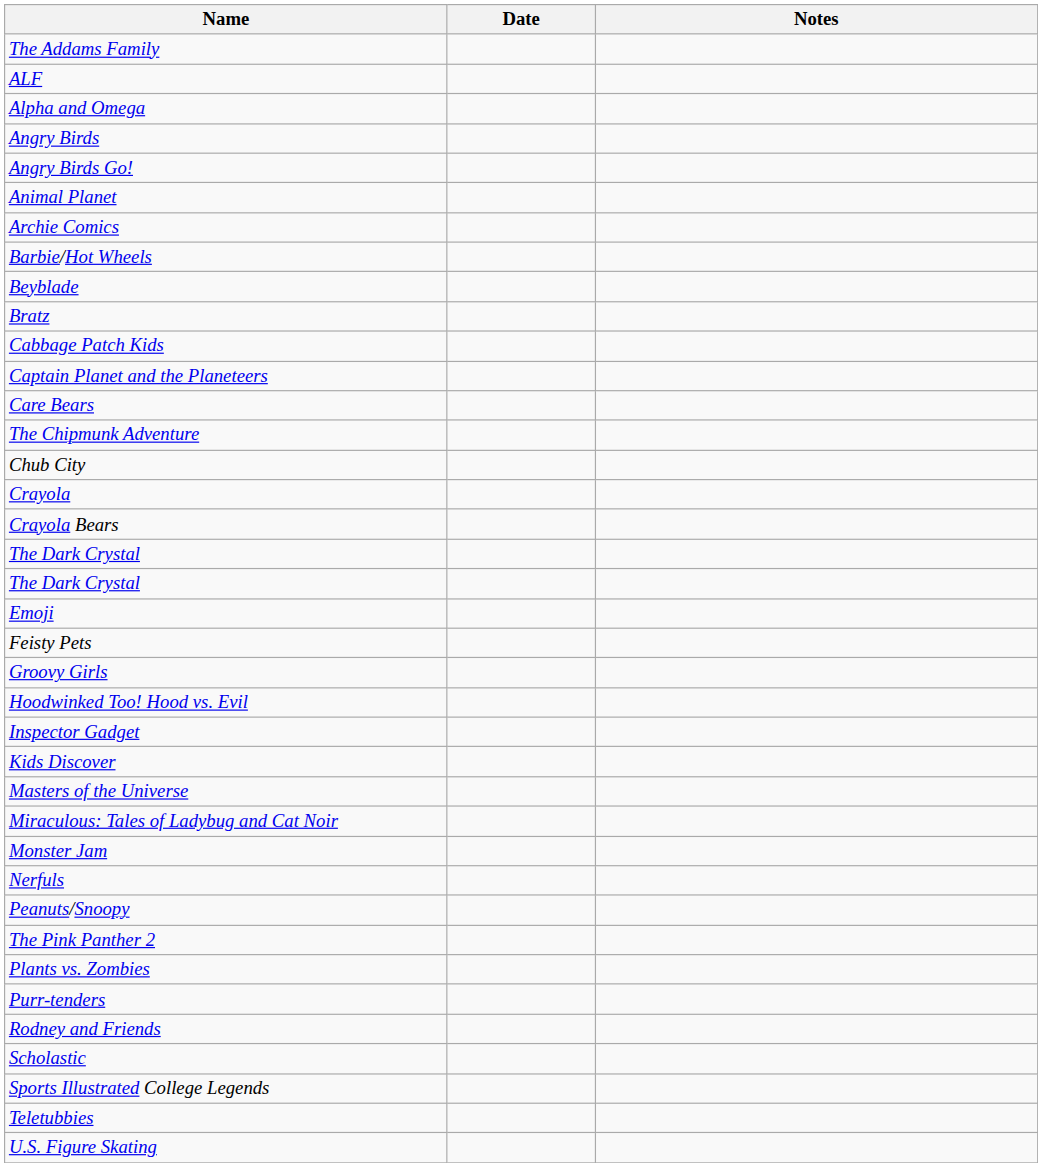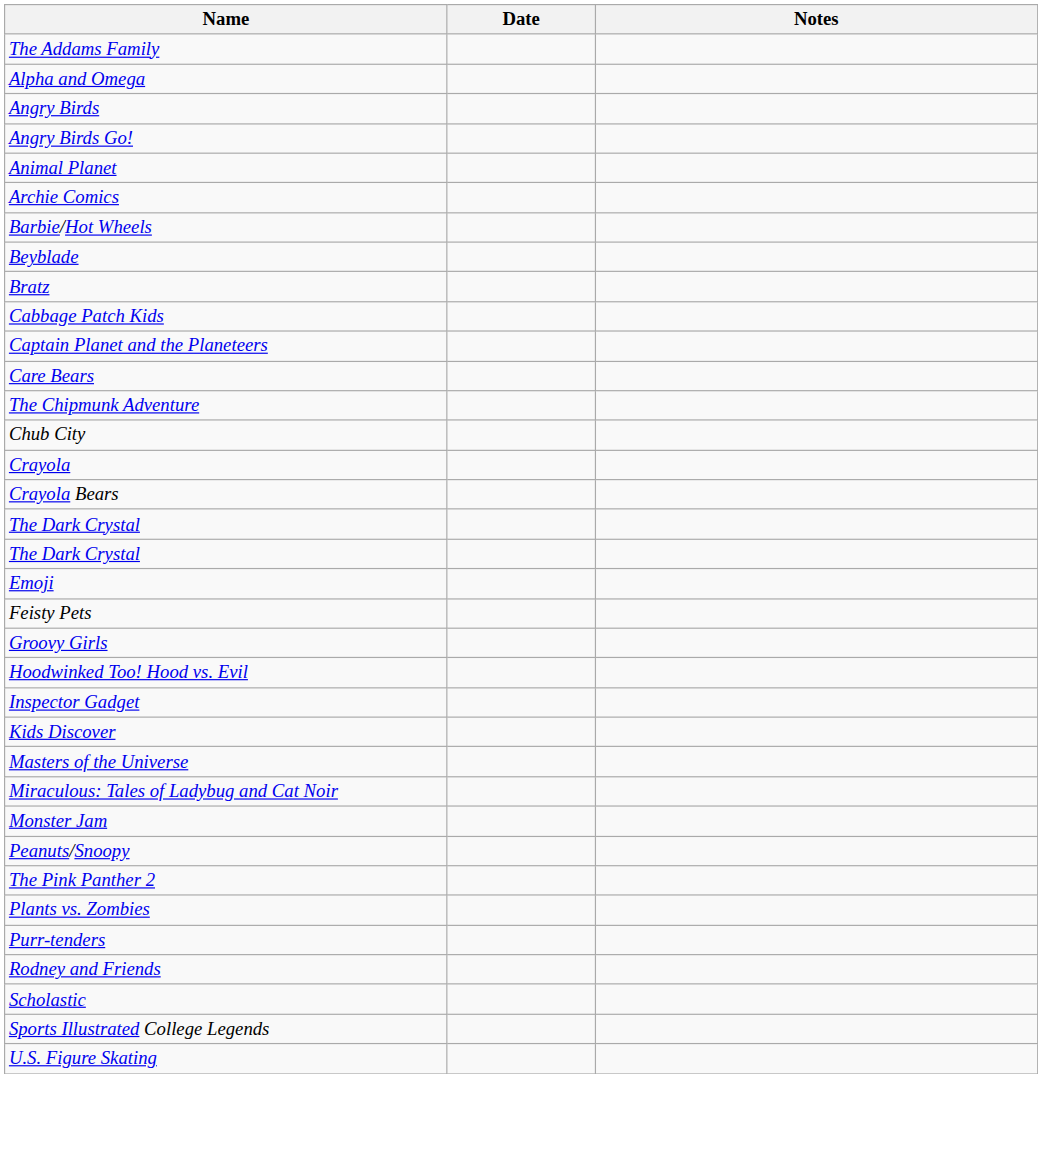- row: (26, 78)
- row: (36, 880)
- row: (51, 1117)
